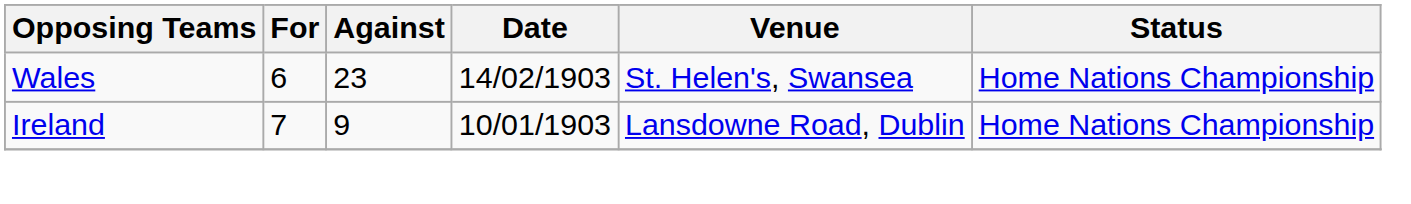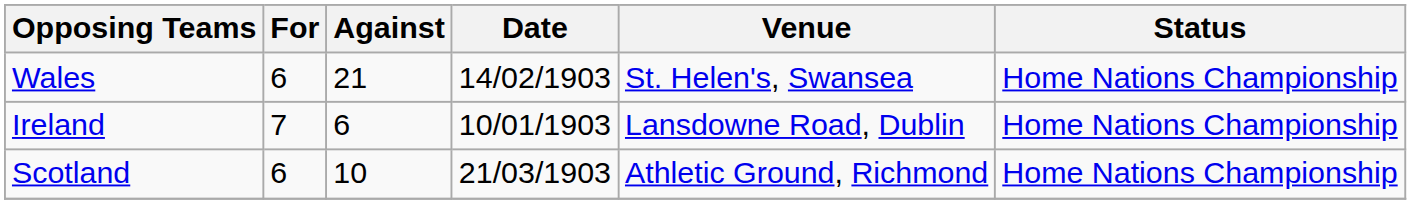(350, 76) 23 -> (350, 76) 21
(342, 125) 9 -> (342, 125) 6
+ row: (71, 173)
